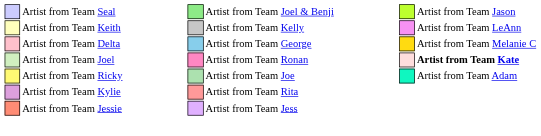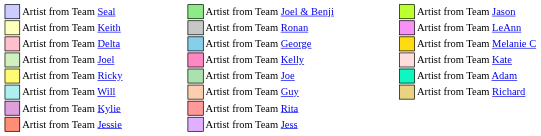(255, 27) Artist from Team Kelly -> (257, 27) Artist from Team Ronan
(257, 60) Artist from Team Ronan -> (255, 60) Artist from Team Kelly
(468, 60) bold -> (464, 60) normal
+ row: (69, 92)
